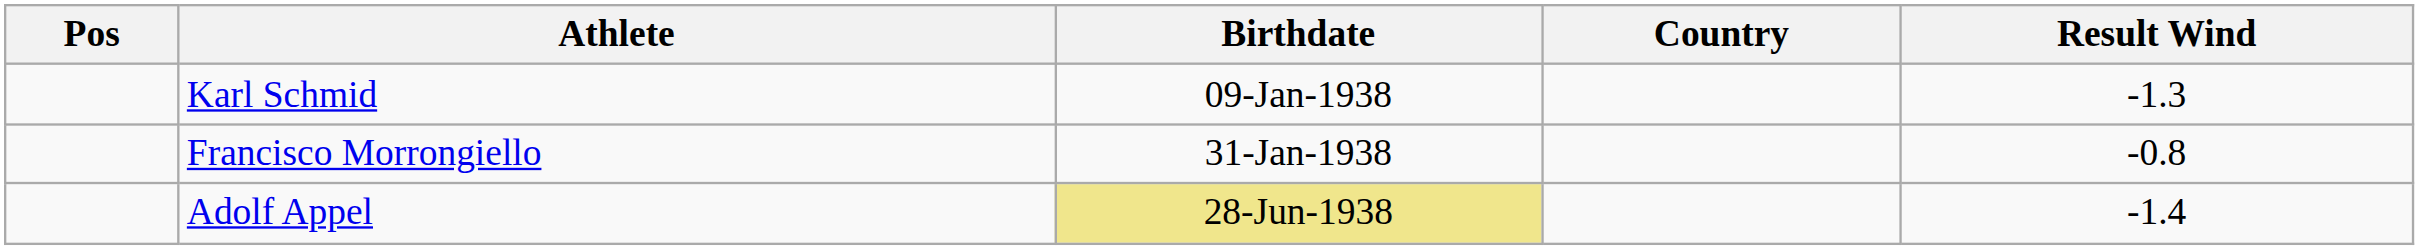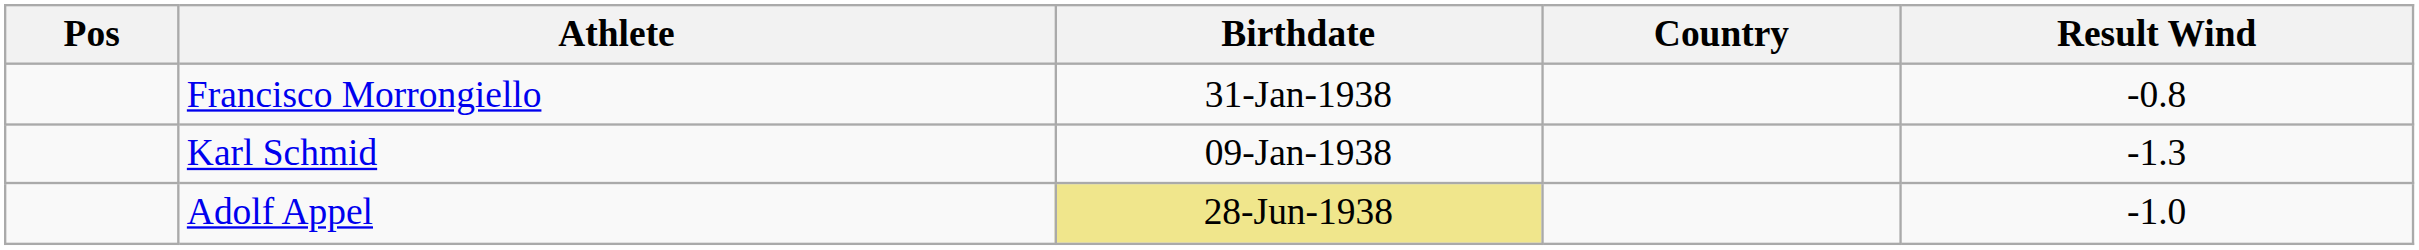rows swapped: (282, 93) <-> (364, 152)
(2157, 212) -1.4 -> (2157, 212) -1.0
